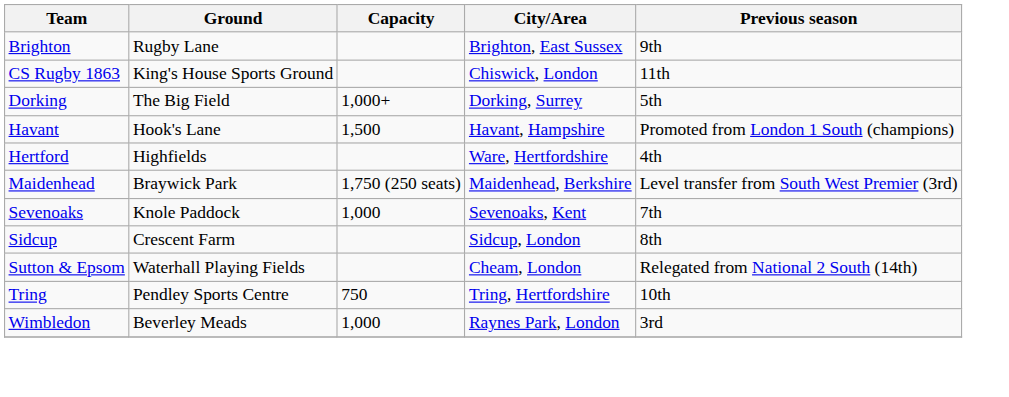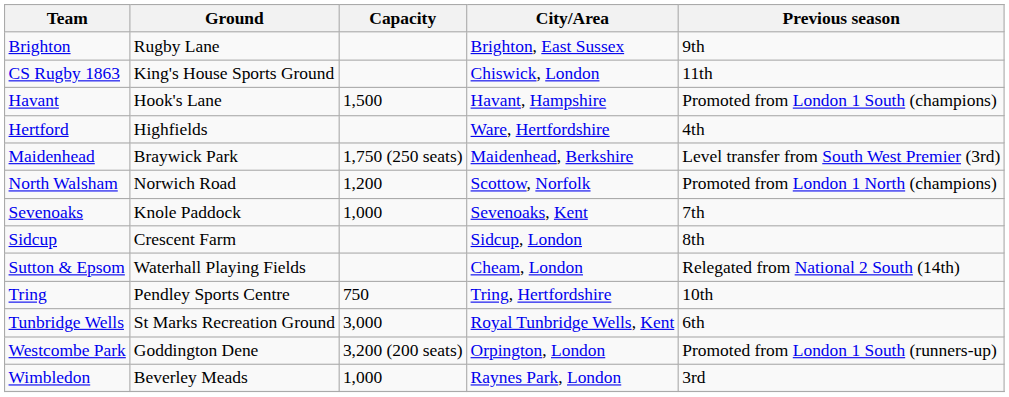- row: (38, 101)
+ row: (63, 184)
+ row: (66, 322)
+ row: (67, 350)
